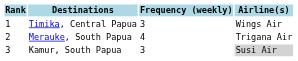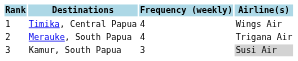(143, 24) 3 -> (143, 24) 4
